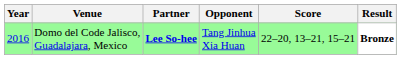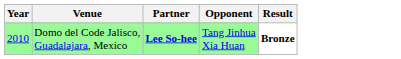- column: (308, 14)
(18, 38) 2016 -> (18, 38) 2010
